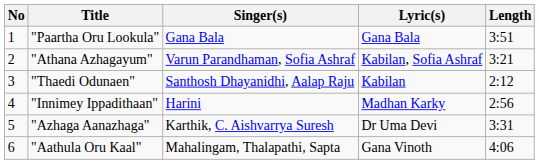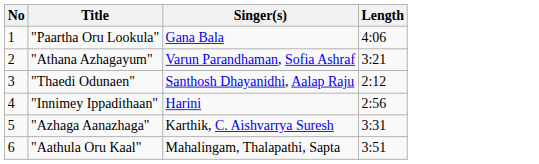- column: (422, 15)
(501, 37) 3:51 -> (374, 37) 4:06
(501, 147) 4:06 -> (374, 147) 3:51
